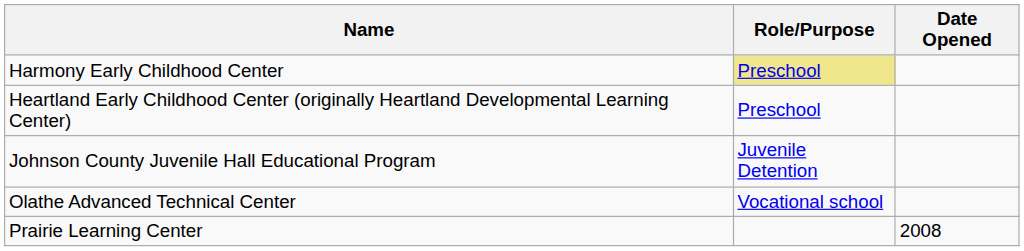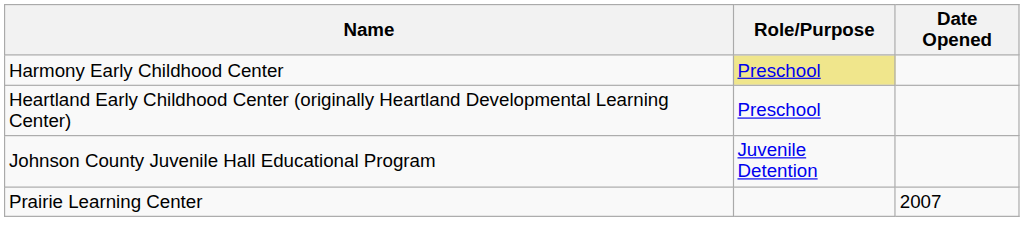- row: (152, 201)
(921, 230) 2008 -> (921, 201) 2007
